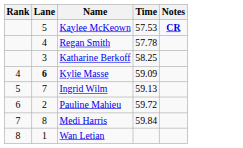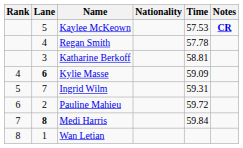+ column: (159, 12)
(146, 58) 58.25 -> (197, 58) 58.81
(146, 89) 59.13 -> (197, 89) 59.31
(44, 120) normal -> (44, 120) bold
